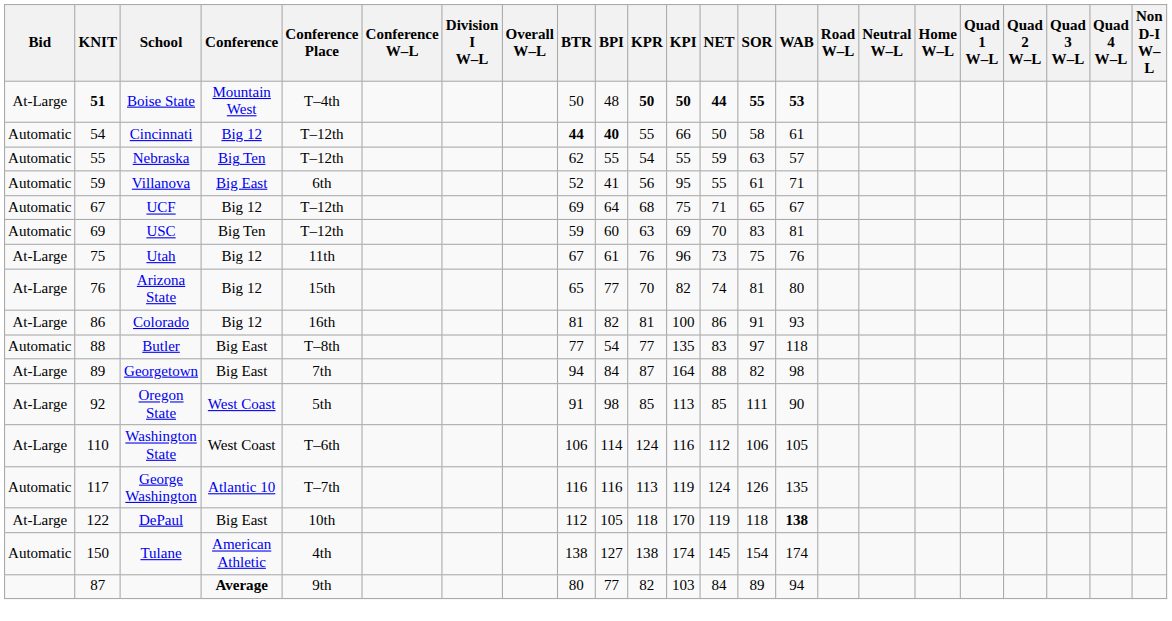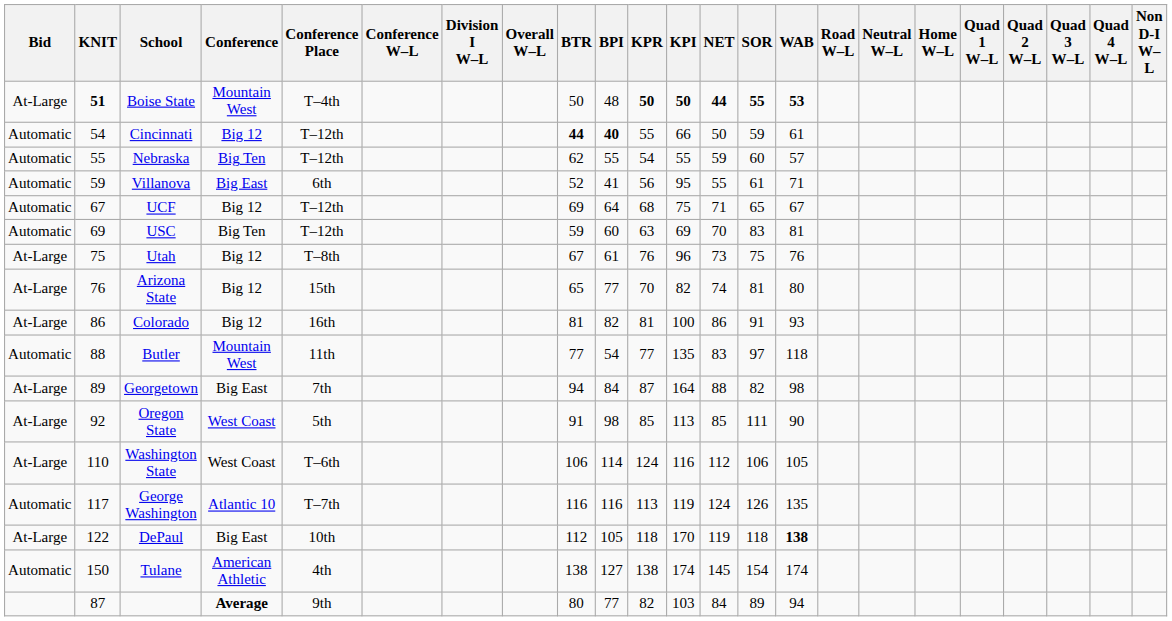(757, 134) 58 -> (757, 134) 59
(757, 158) 63 -> (757, 158) 60
(322, 256) 11th -> (322, 256) T–8th
(242, 346) Big East -> (242, 355) Mountain West
(322, 346) T–8th -> (322, 355) 11th
